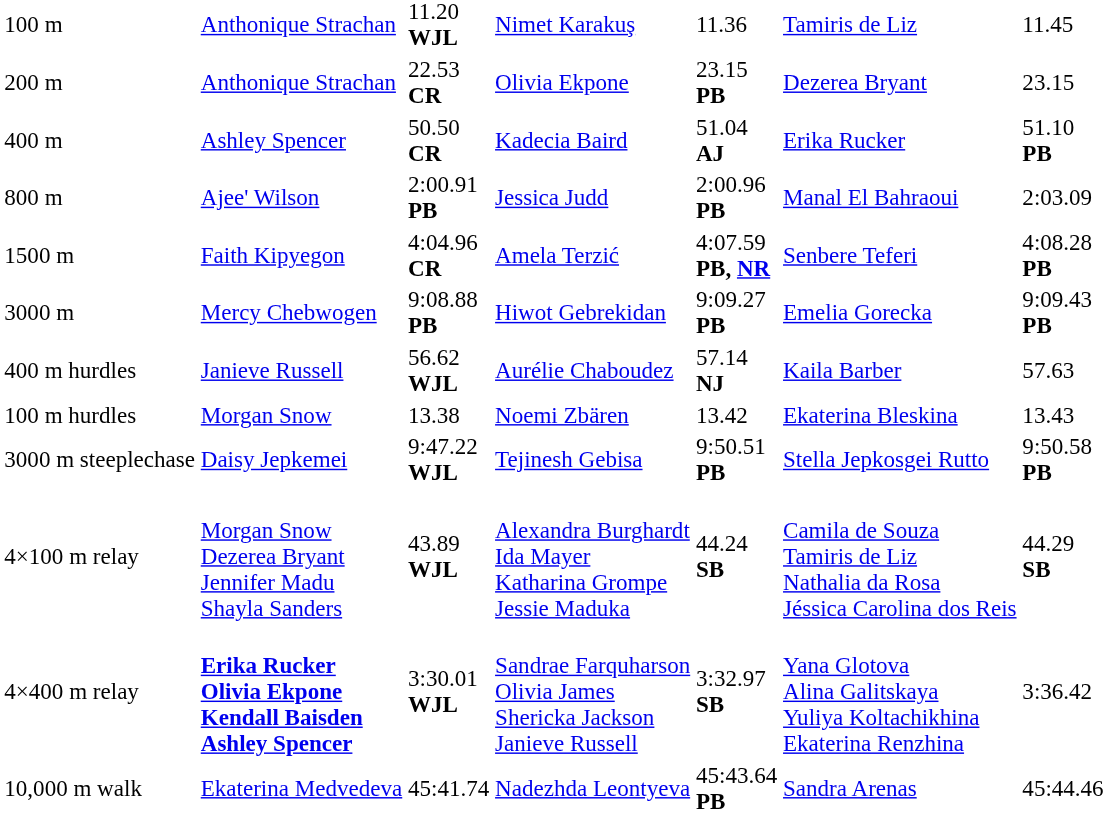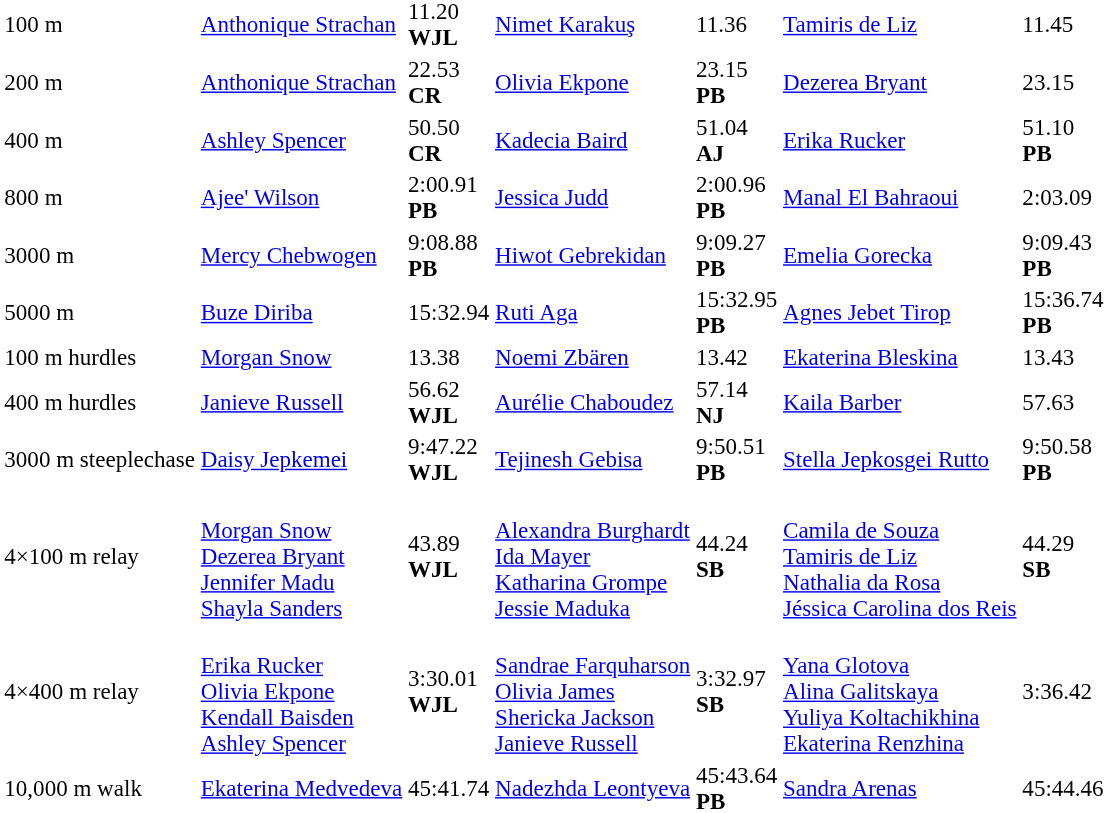- row: (39, 255)
+ row: (39, 313)
rows swapped: (70, 415) <-> (70, 370)
(282, 704) bold -> (277, 704) normal
